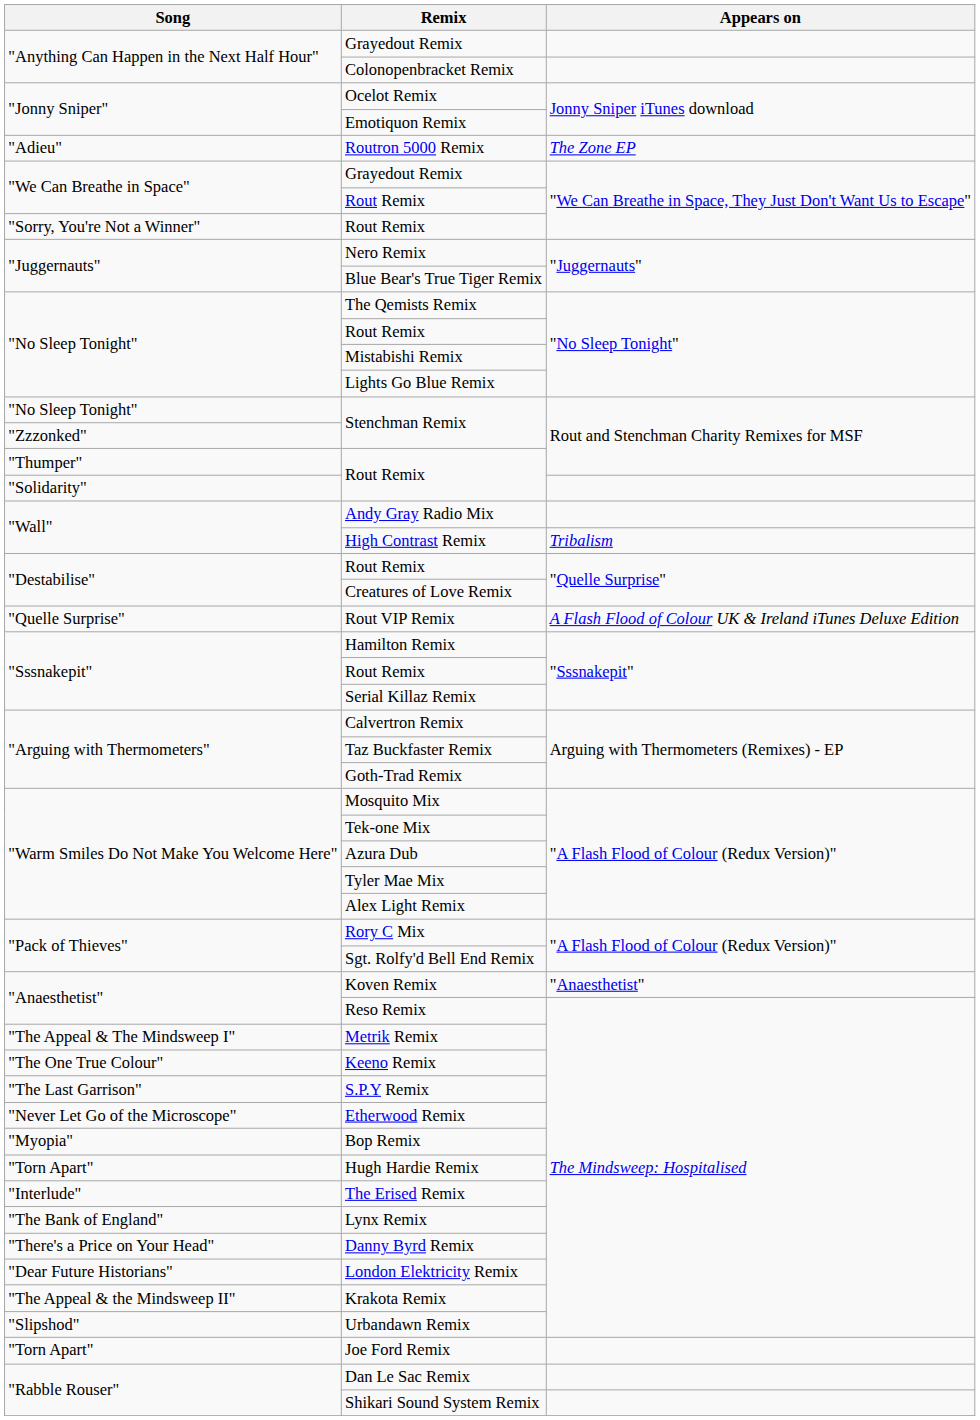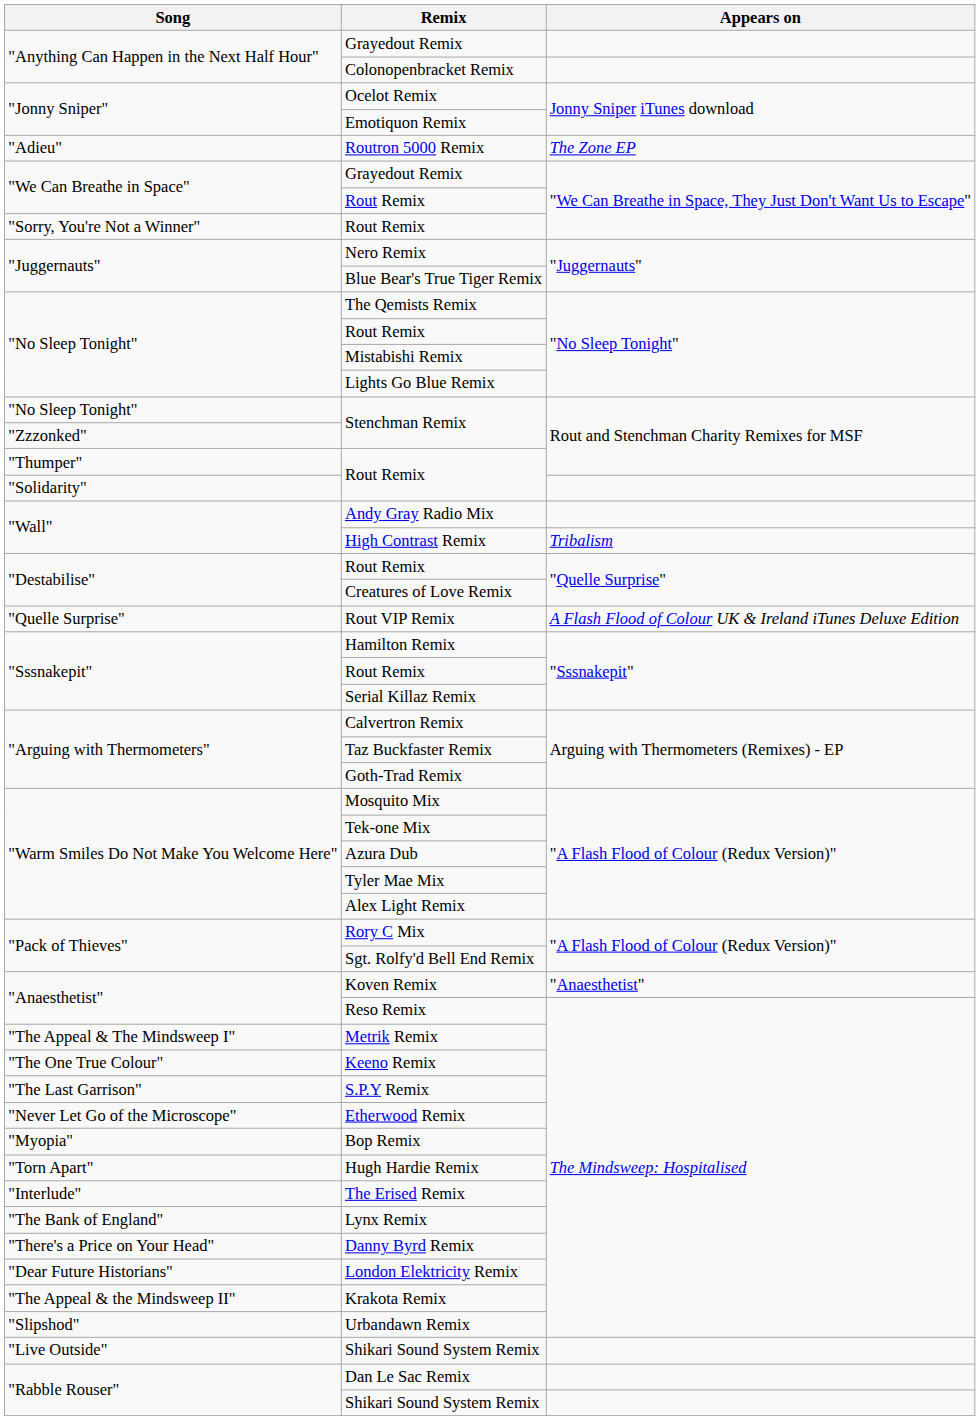- row: (51, 1350)
+ row: (58, 1350)
